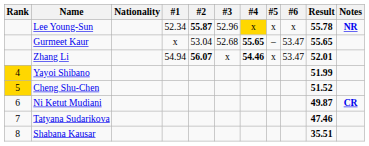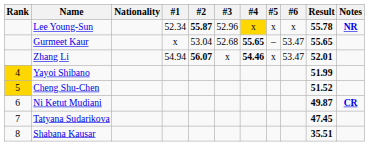(322, 118) 47.46 -> (322, 118) 47.45
